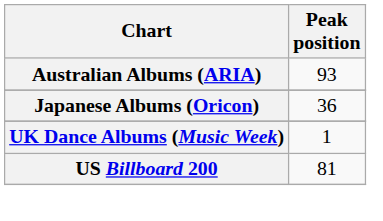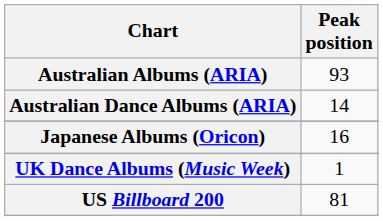+ row: (153, 105)
(327, 105) 36 -> (339, 136) 16
